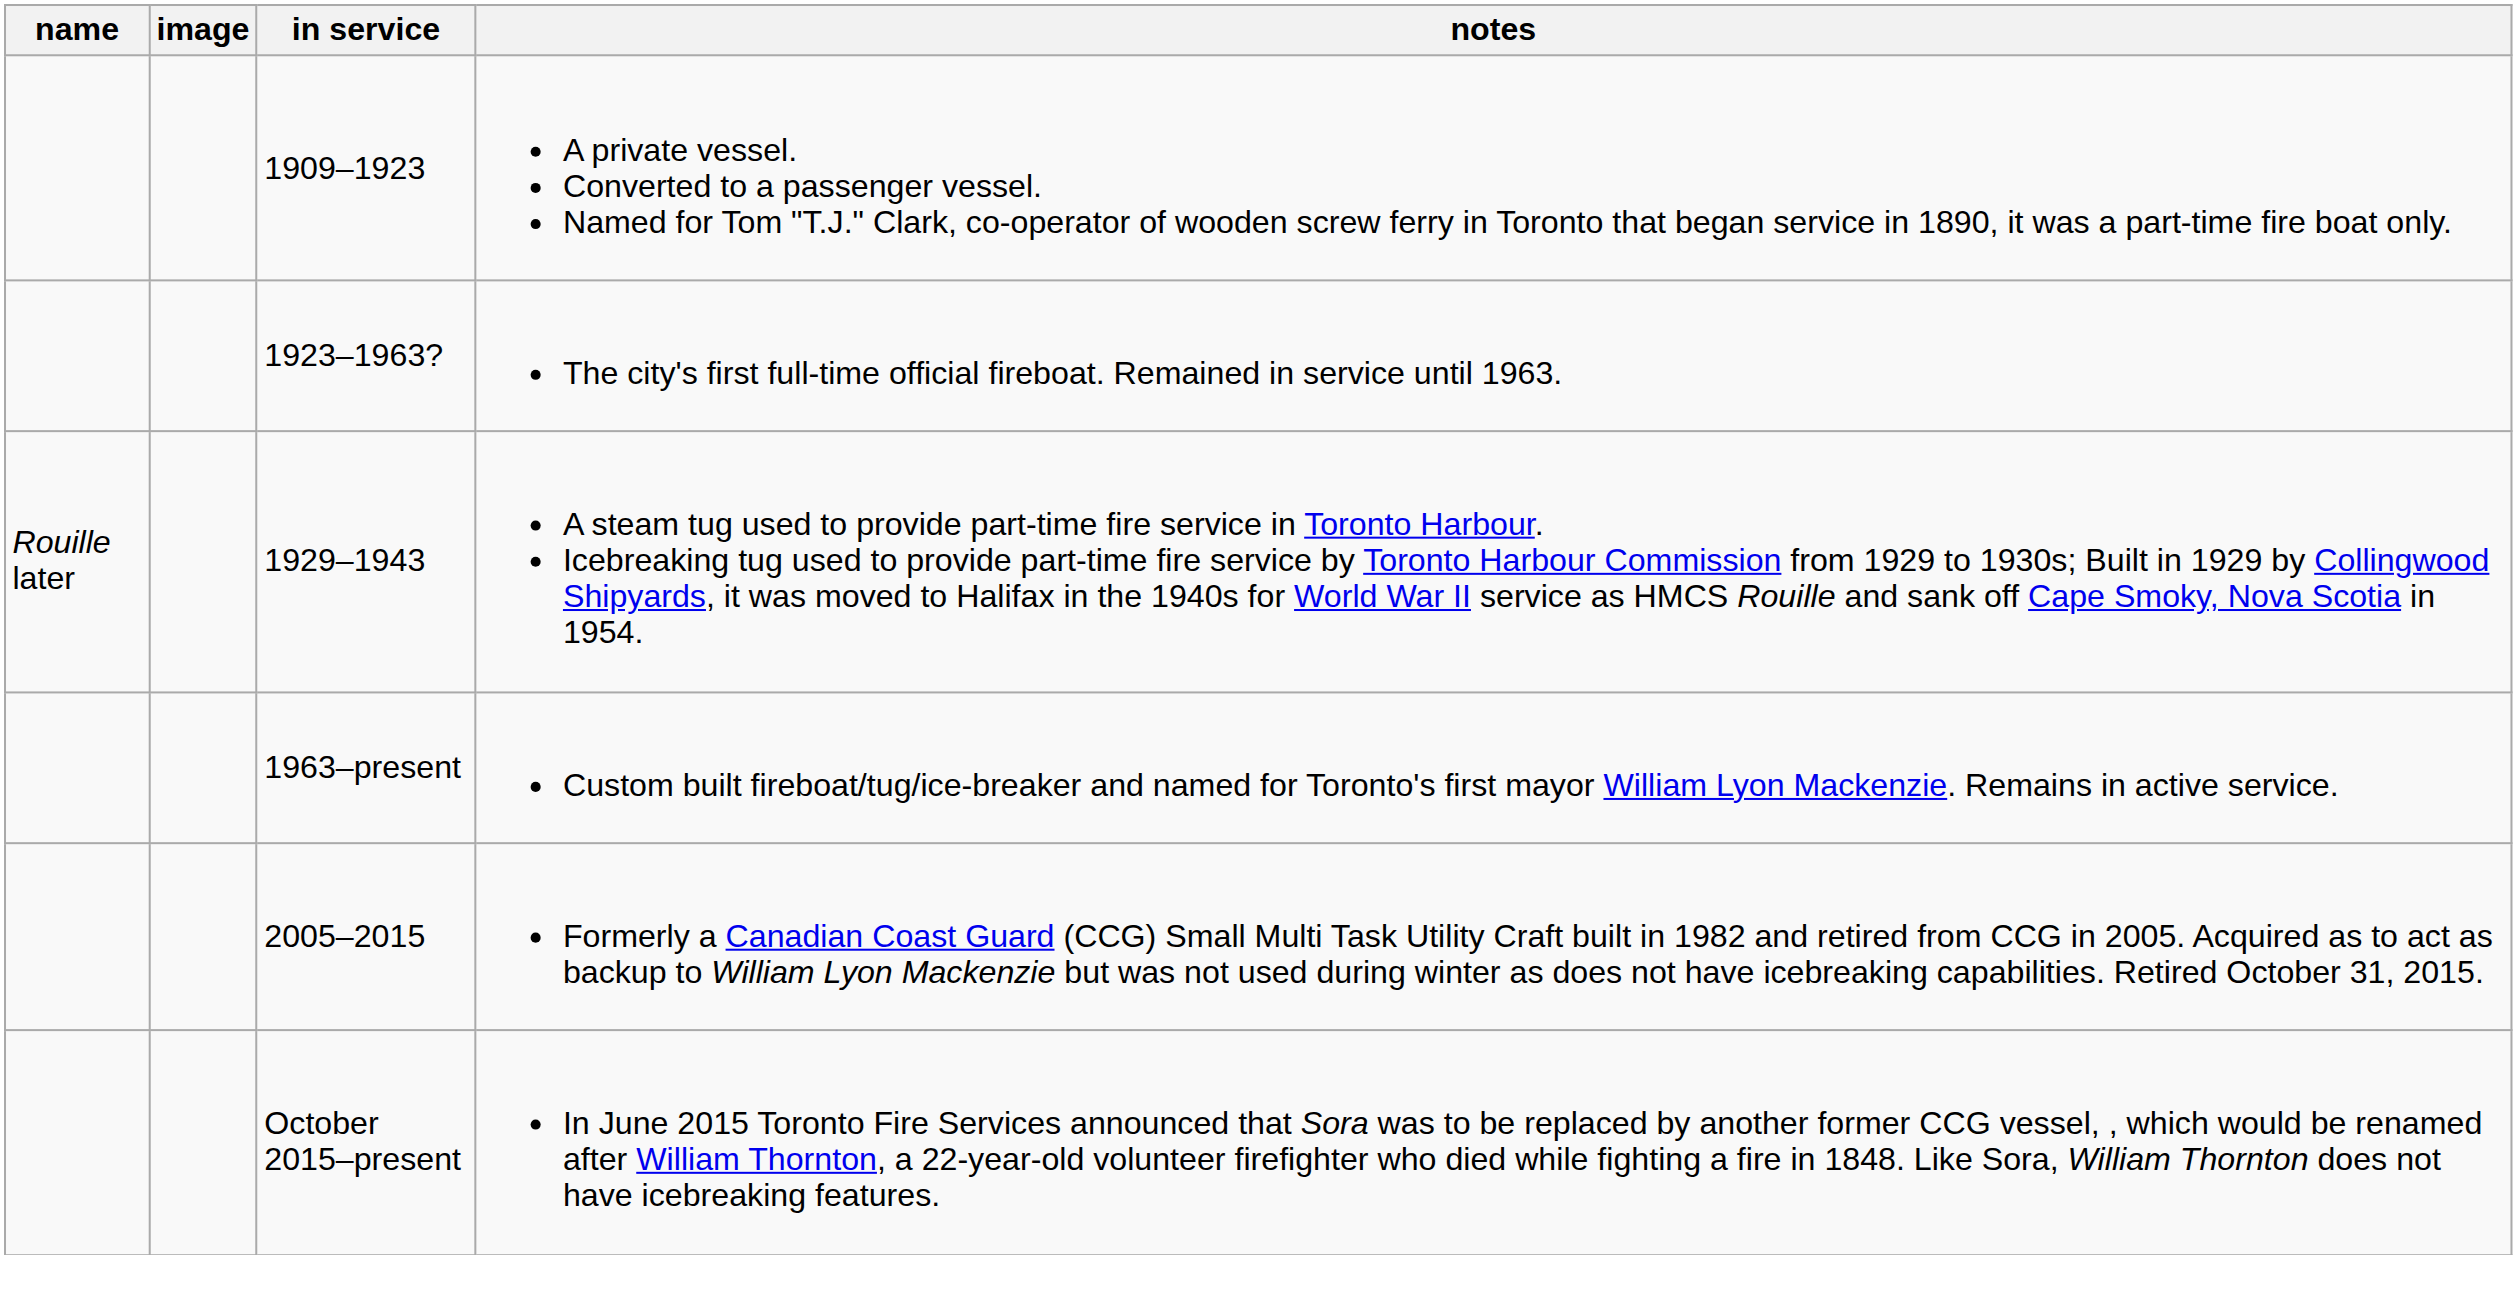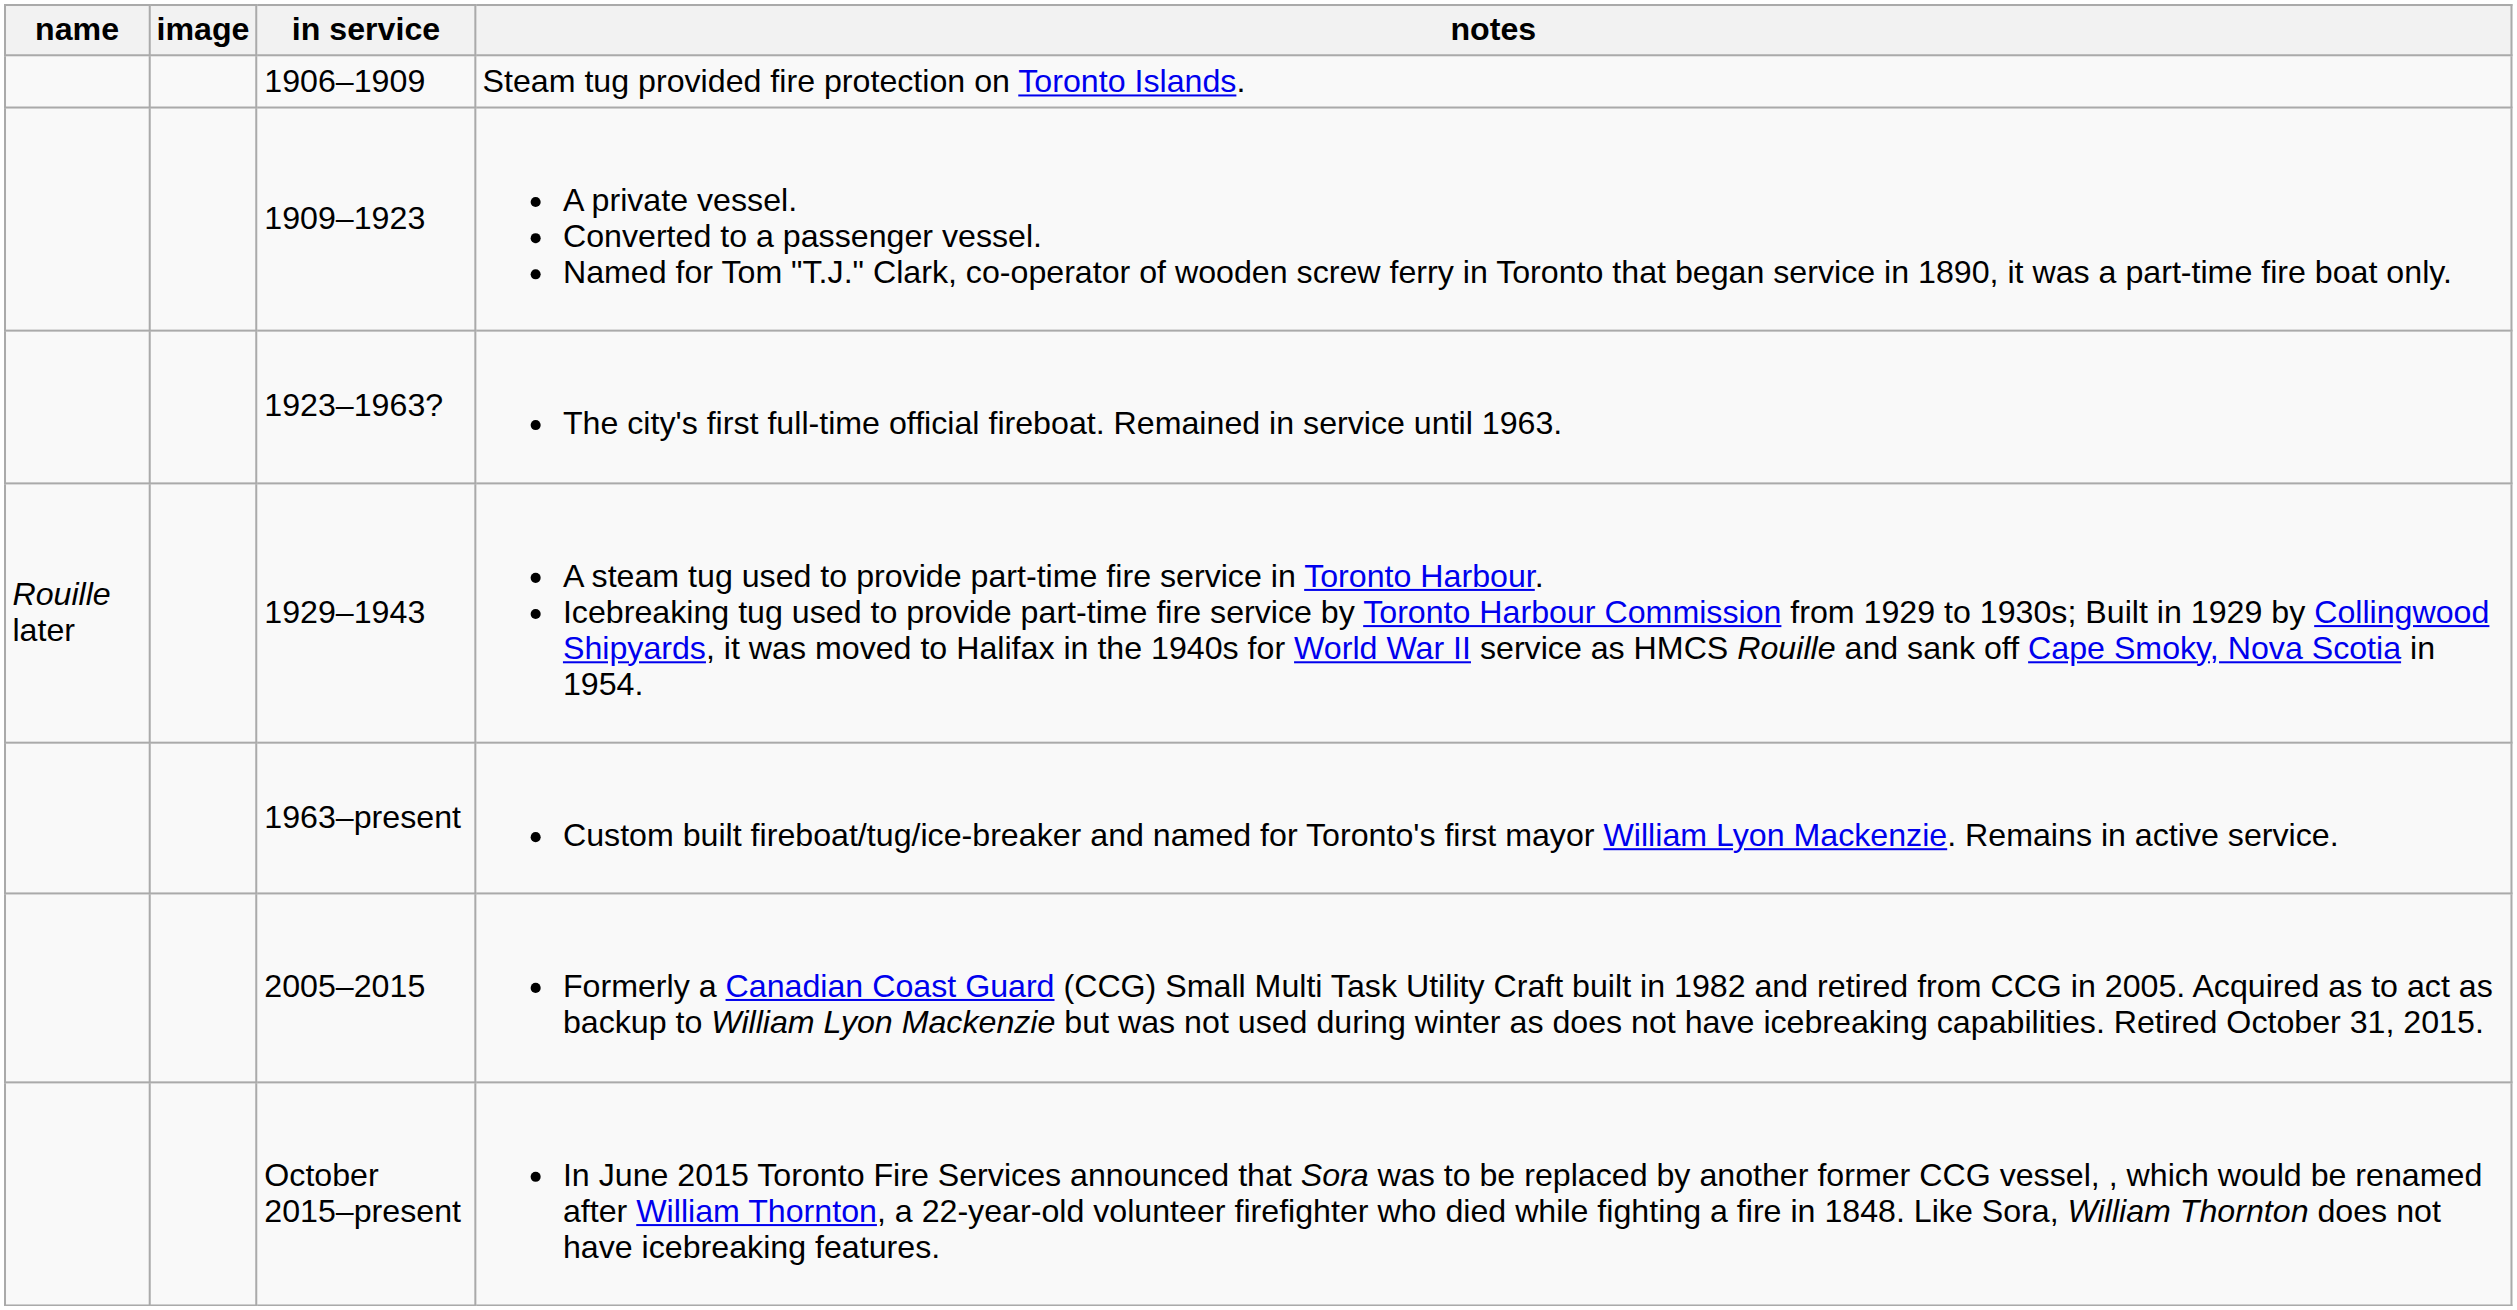+ row: (864, 81)
